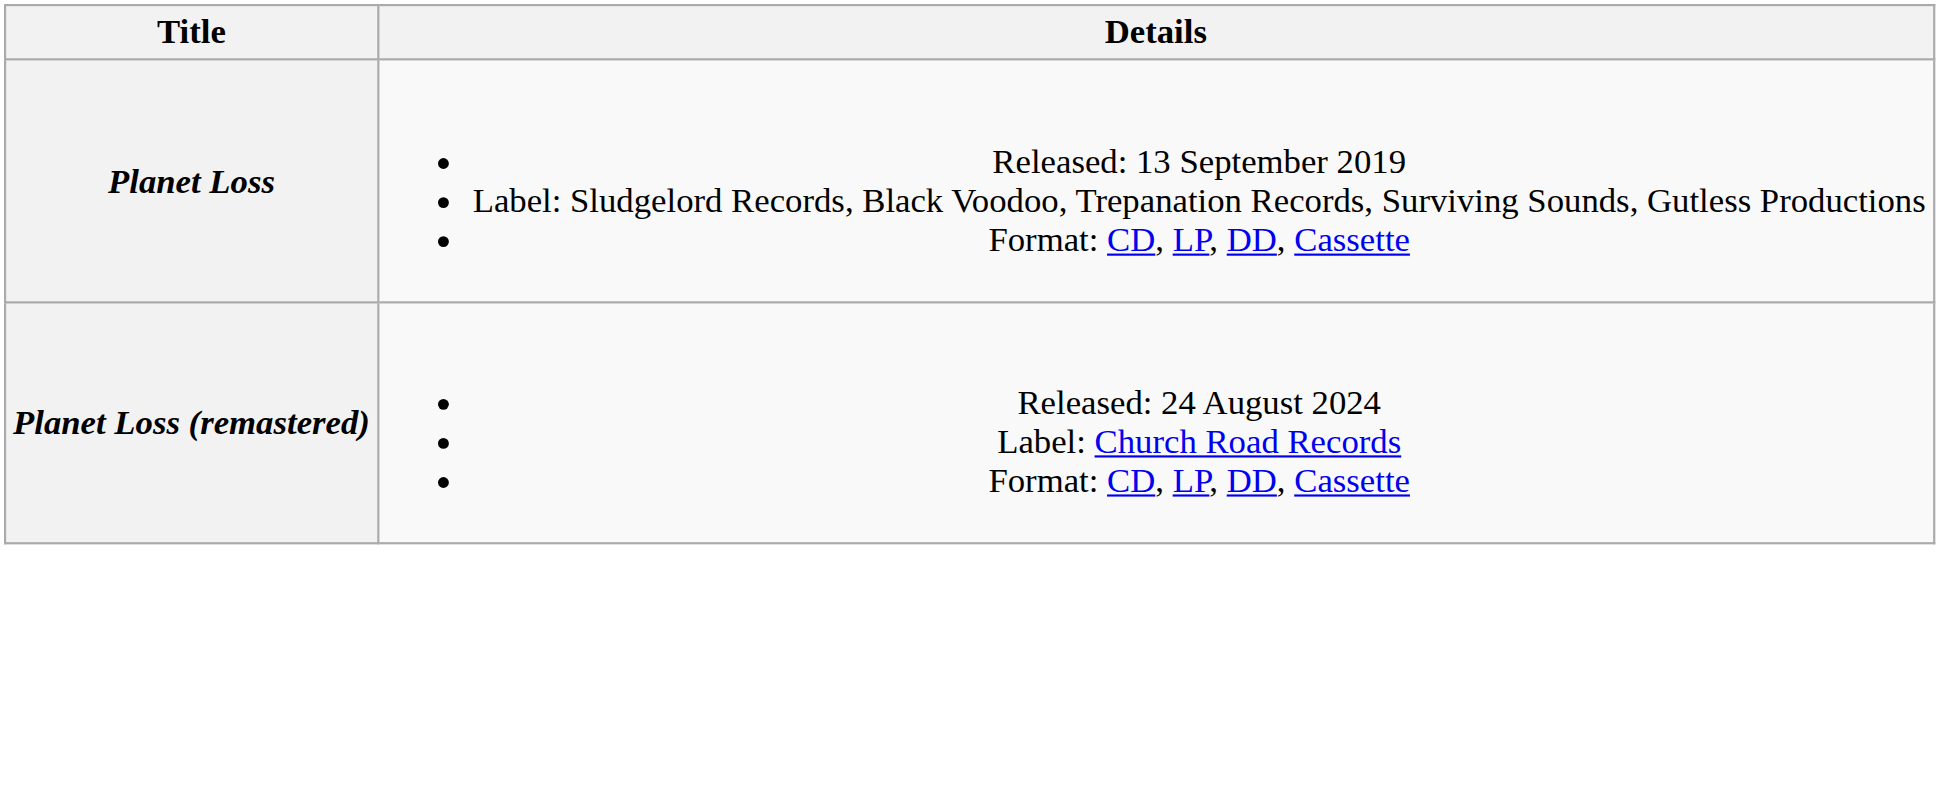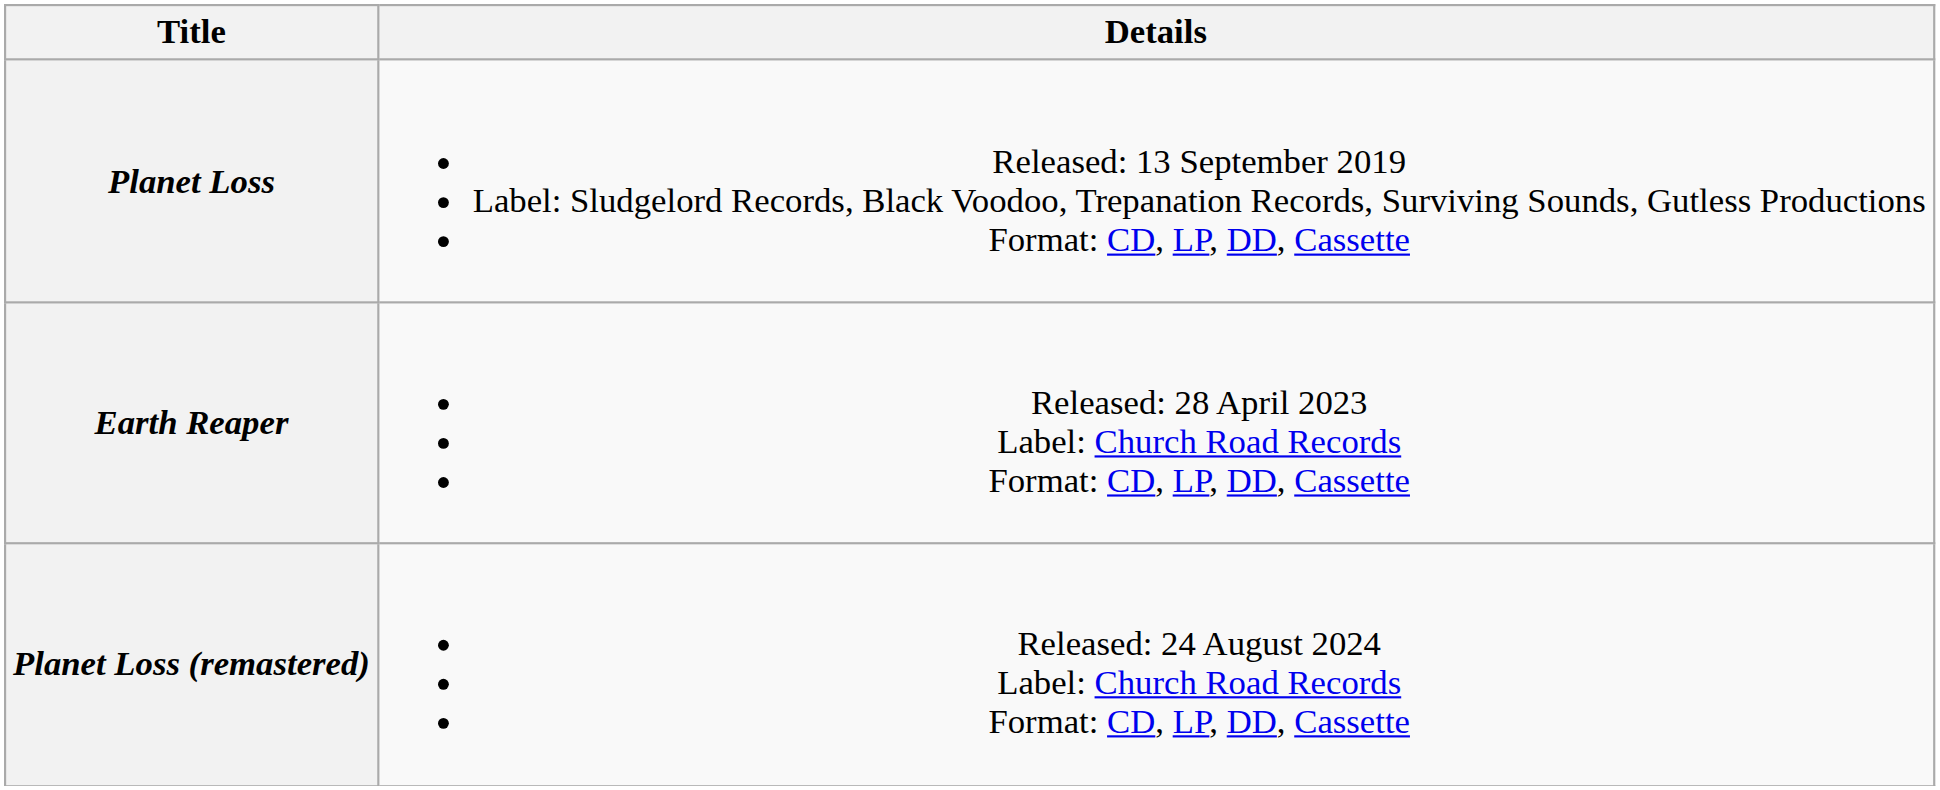+ row: (191, 422)
